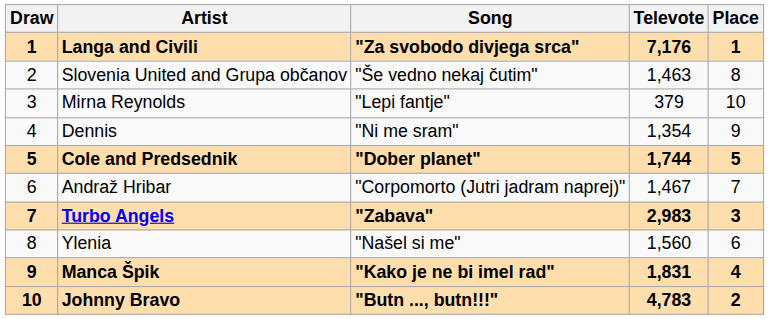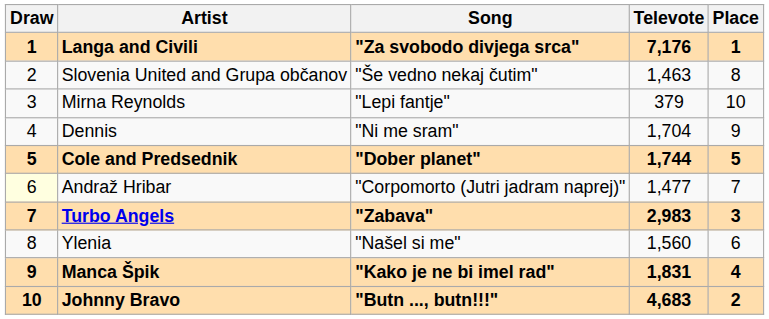(669, 131) 1,354 -> (669, 131) 1,704
(32, 187) no background -> (32, 187) lightyellow background
(669, 187) 1,467 -> (669, 187) 1,477
(669, 300) 4,783 -> (669, 300) 4,683
